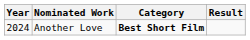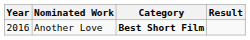(18, 28) 2024 -> (18, 28) 2016
